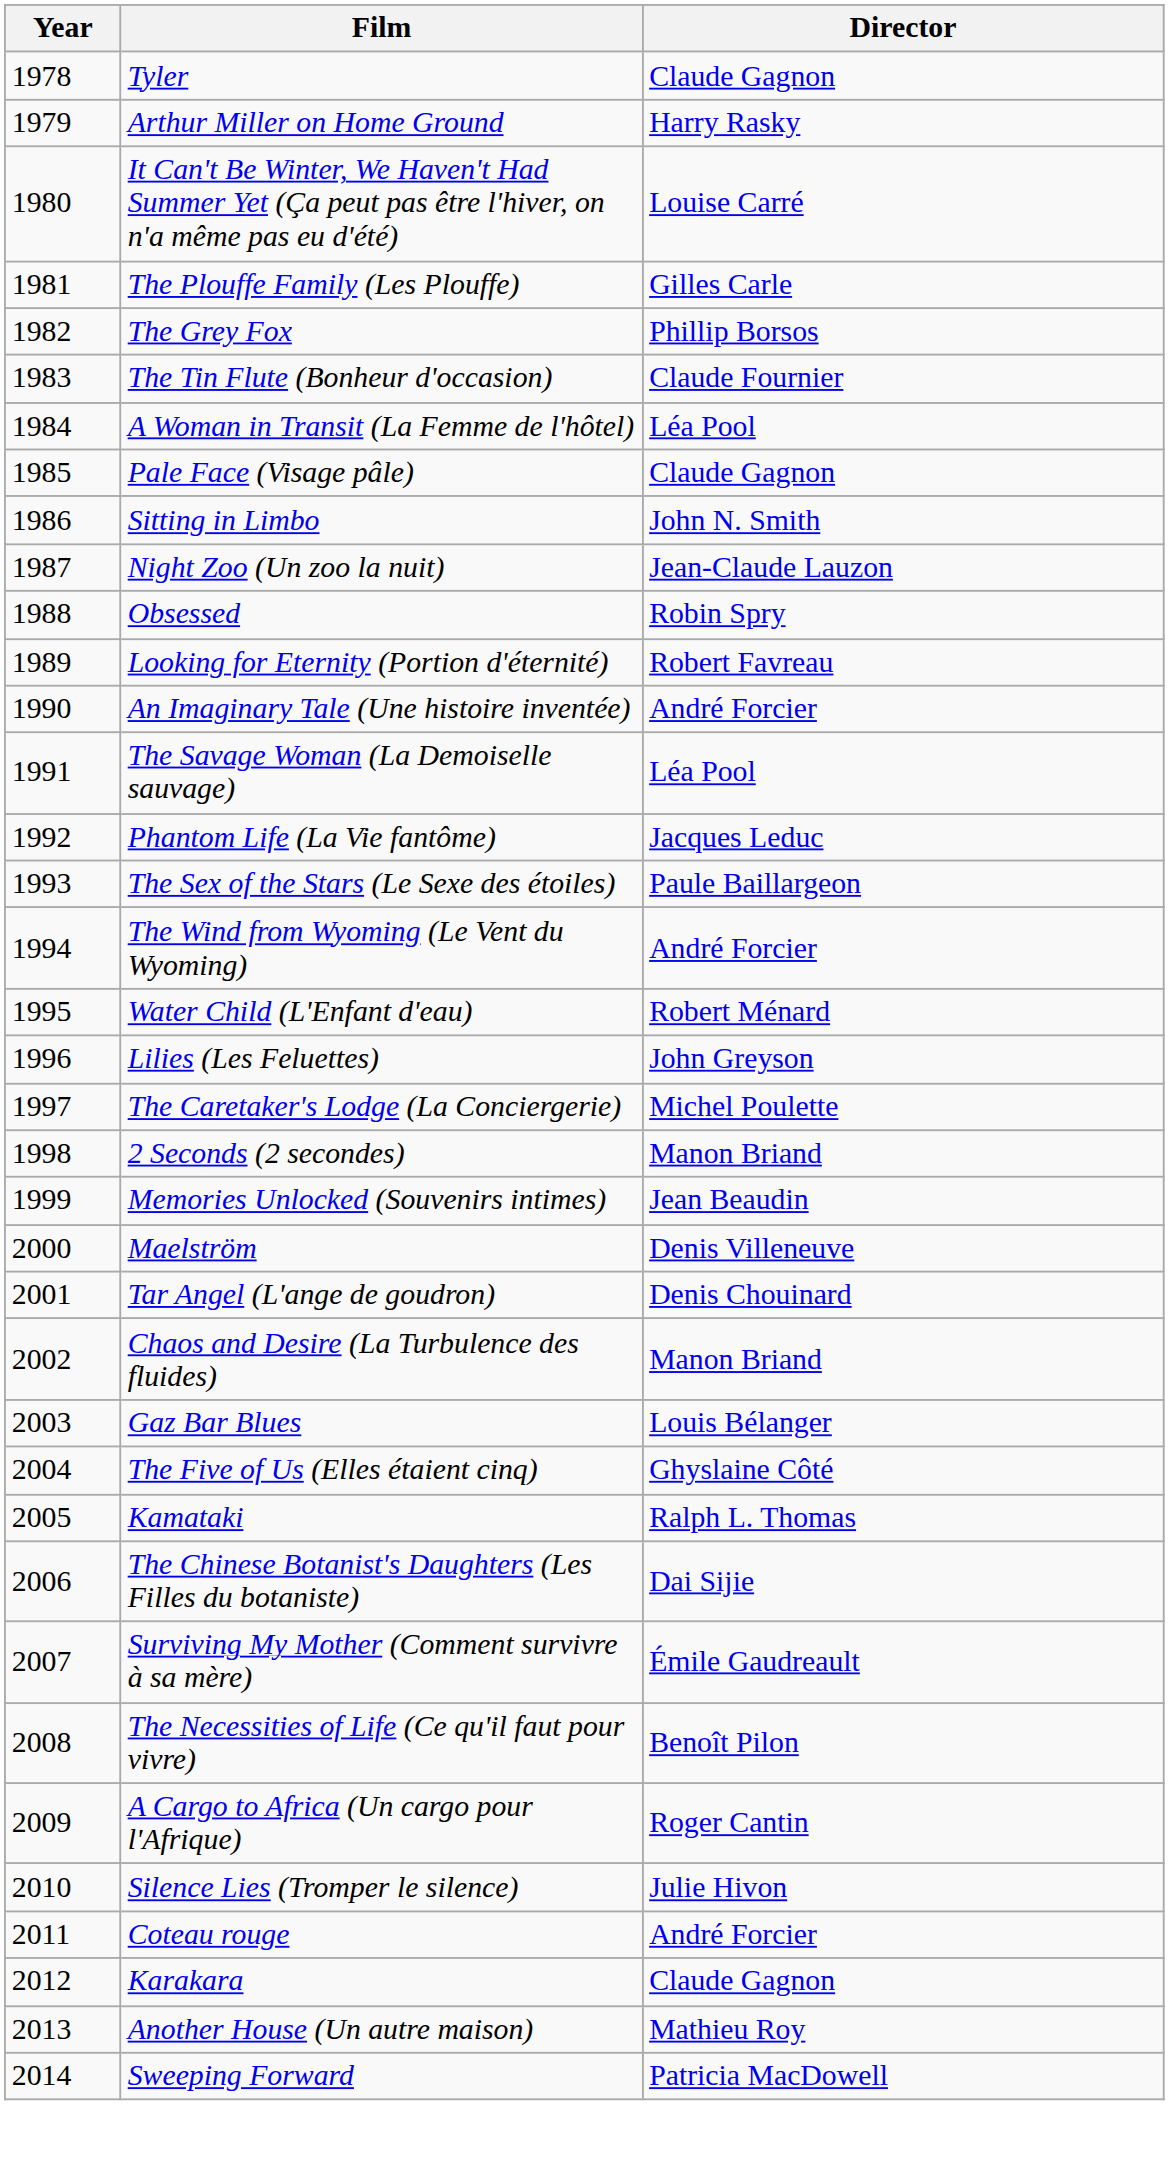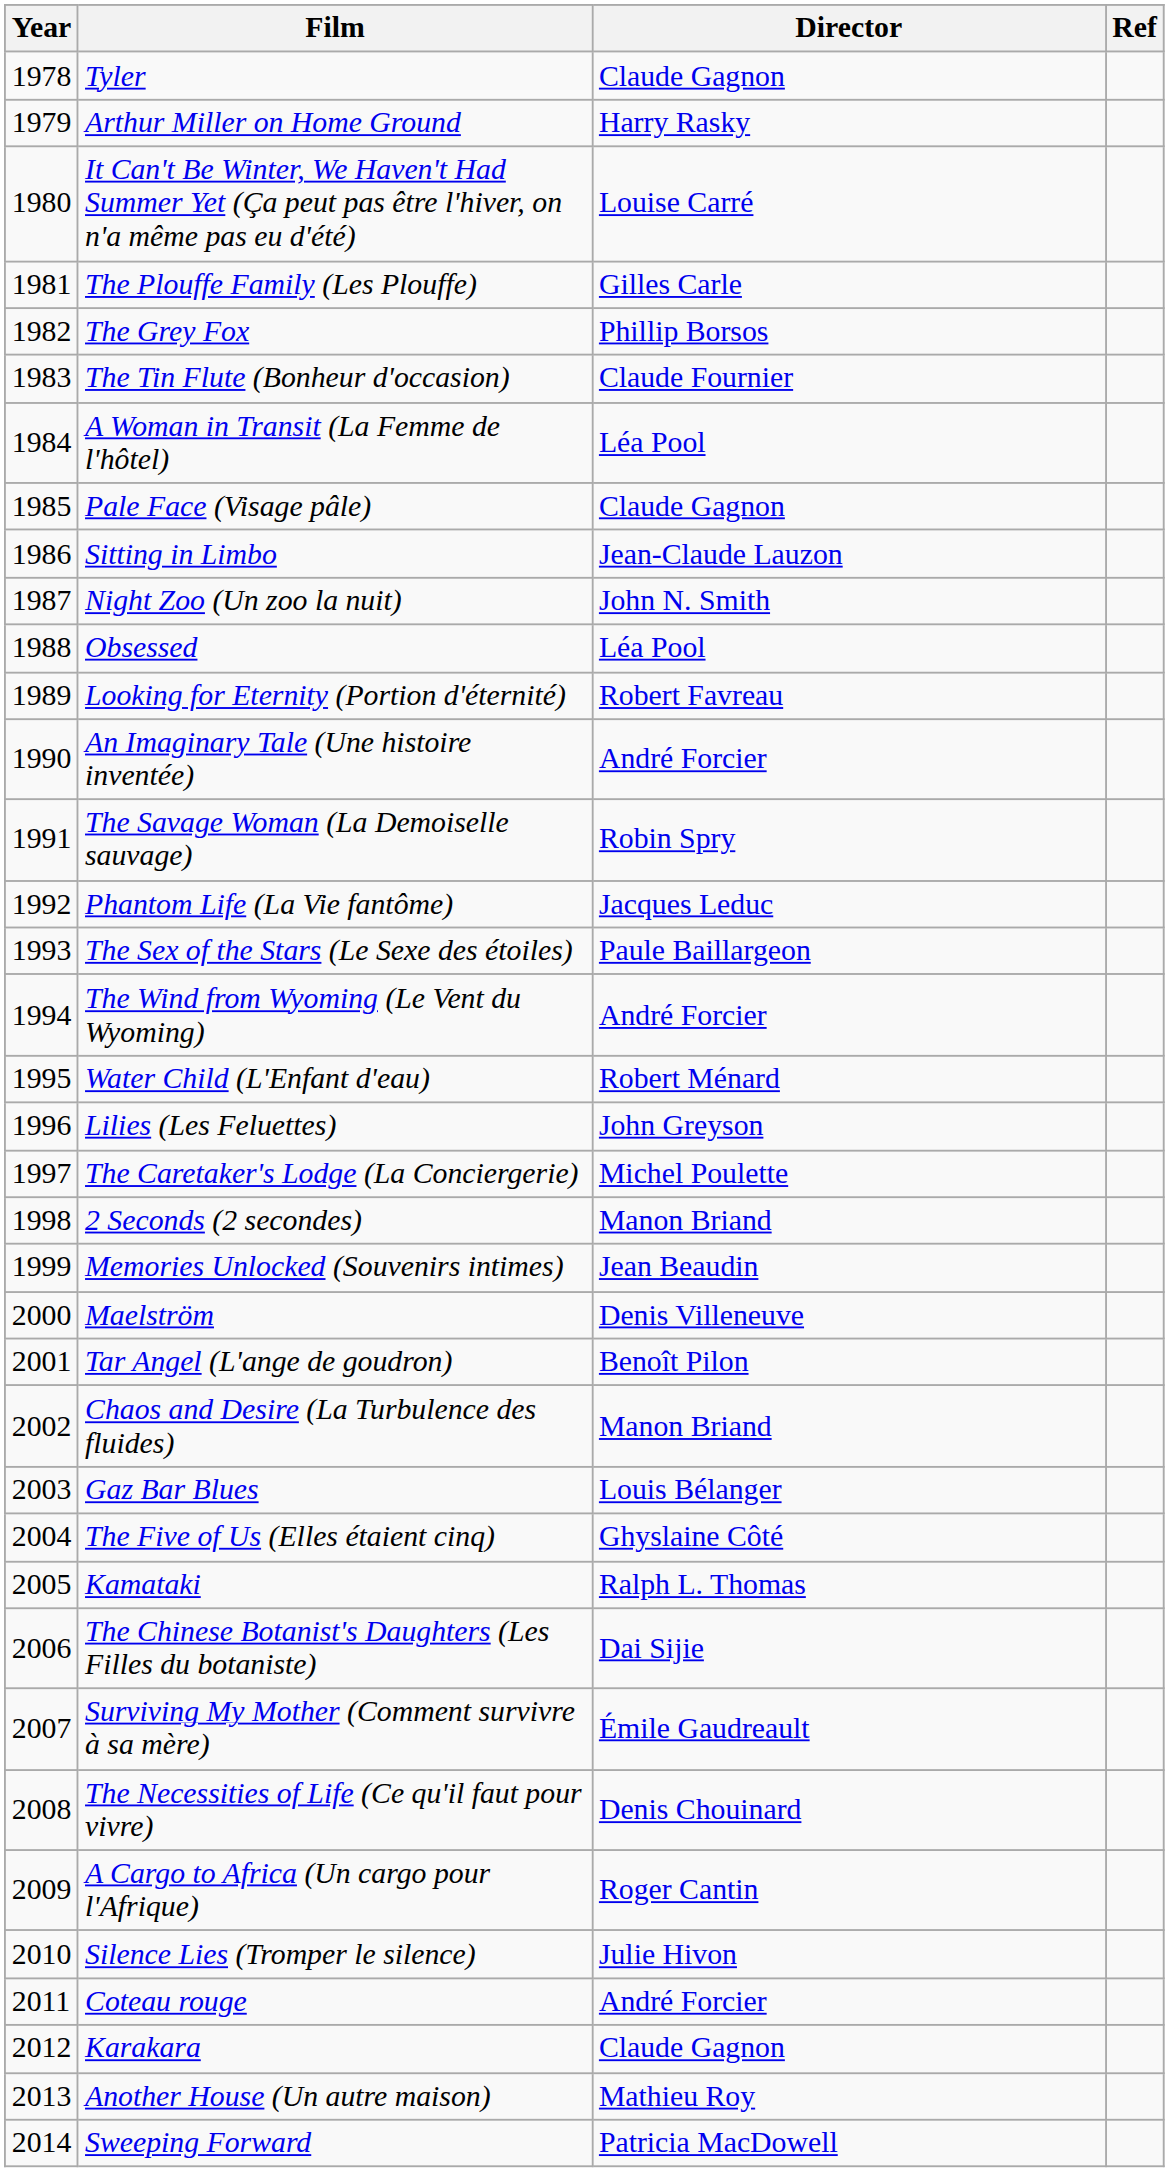+ column: (1135, 28)
(735, 519) John N. Smith -> (721, 553) Jean-Claude Lauzon
(771, 567) Jean-Claude Lauzon -> (684, 600) John N. Smith
(717, 614) Robin Spry -> (652, 647) Léa Pool
(702, 772) Léa Pool -> (667, 839) Robin Spry
(750, 1294) Denis Chouinard -> (674, 1361) Benoît Pilon
(724, 1742) Benoît Pilon -> (700, 1809) Denis Chouinard
